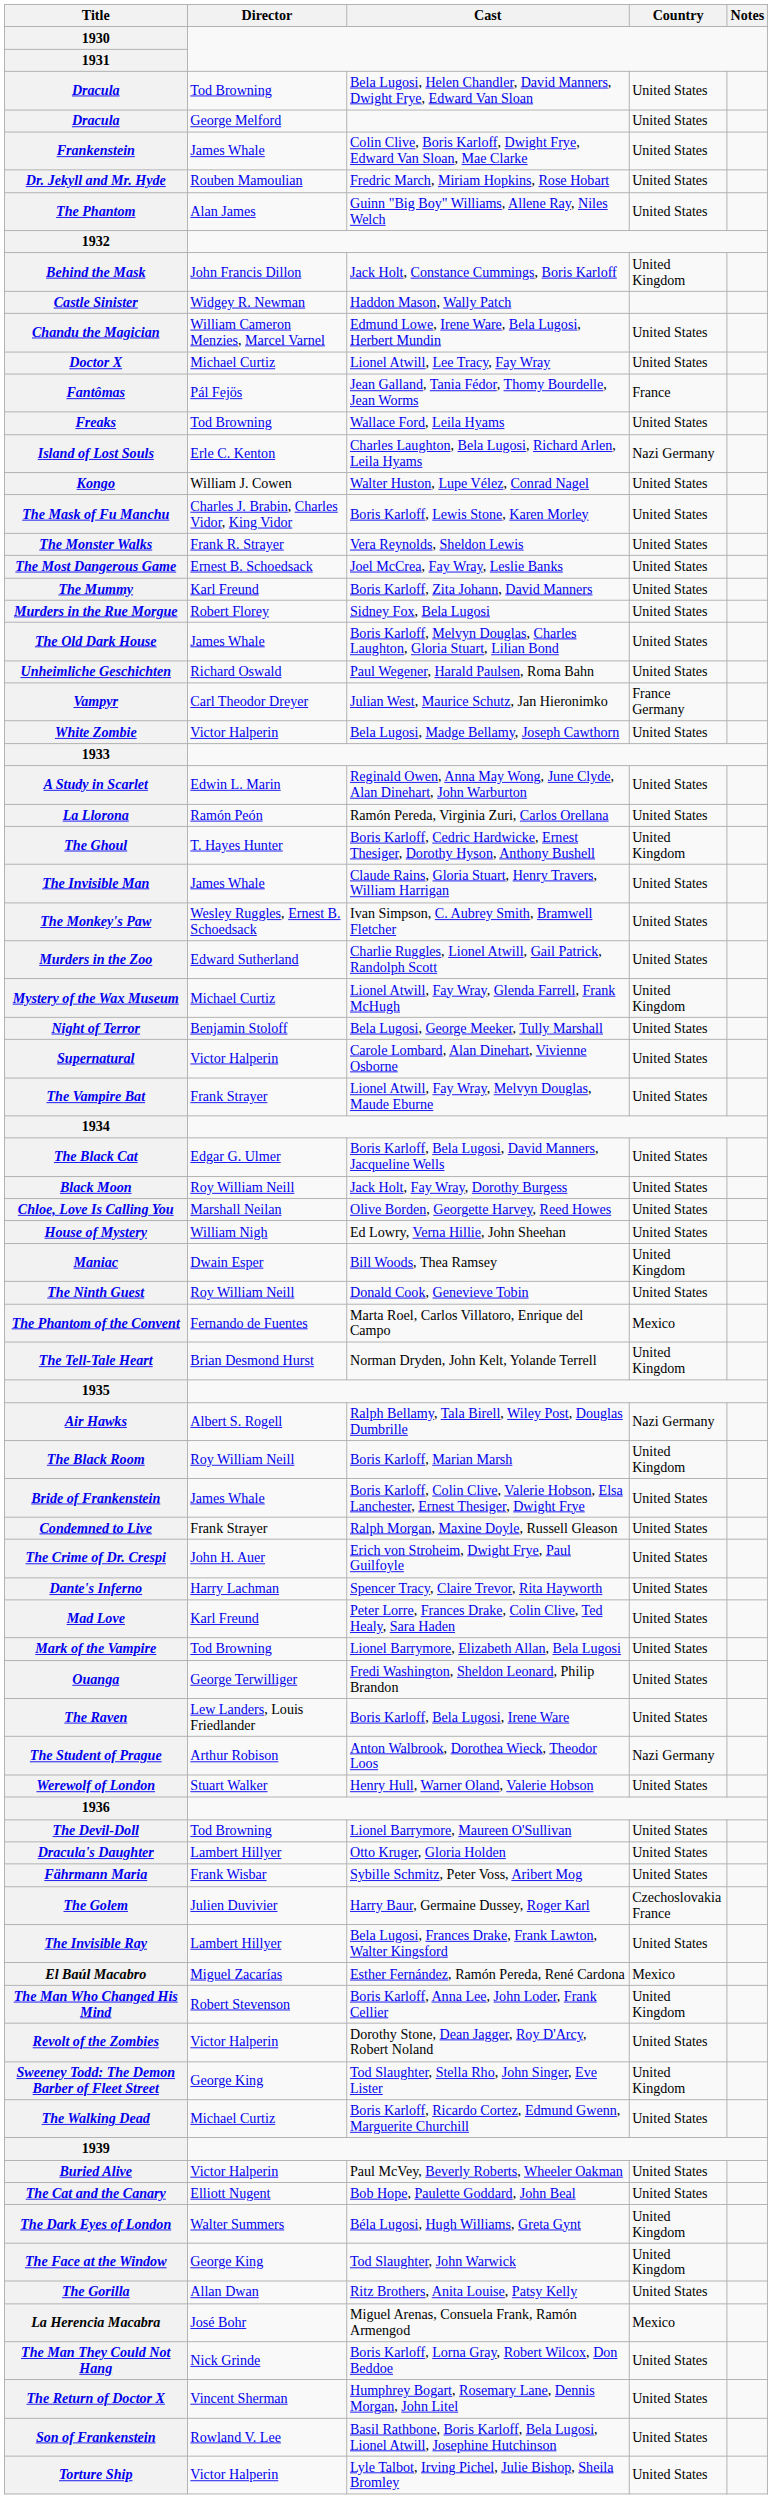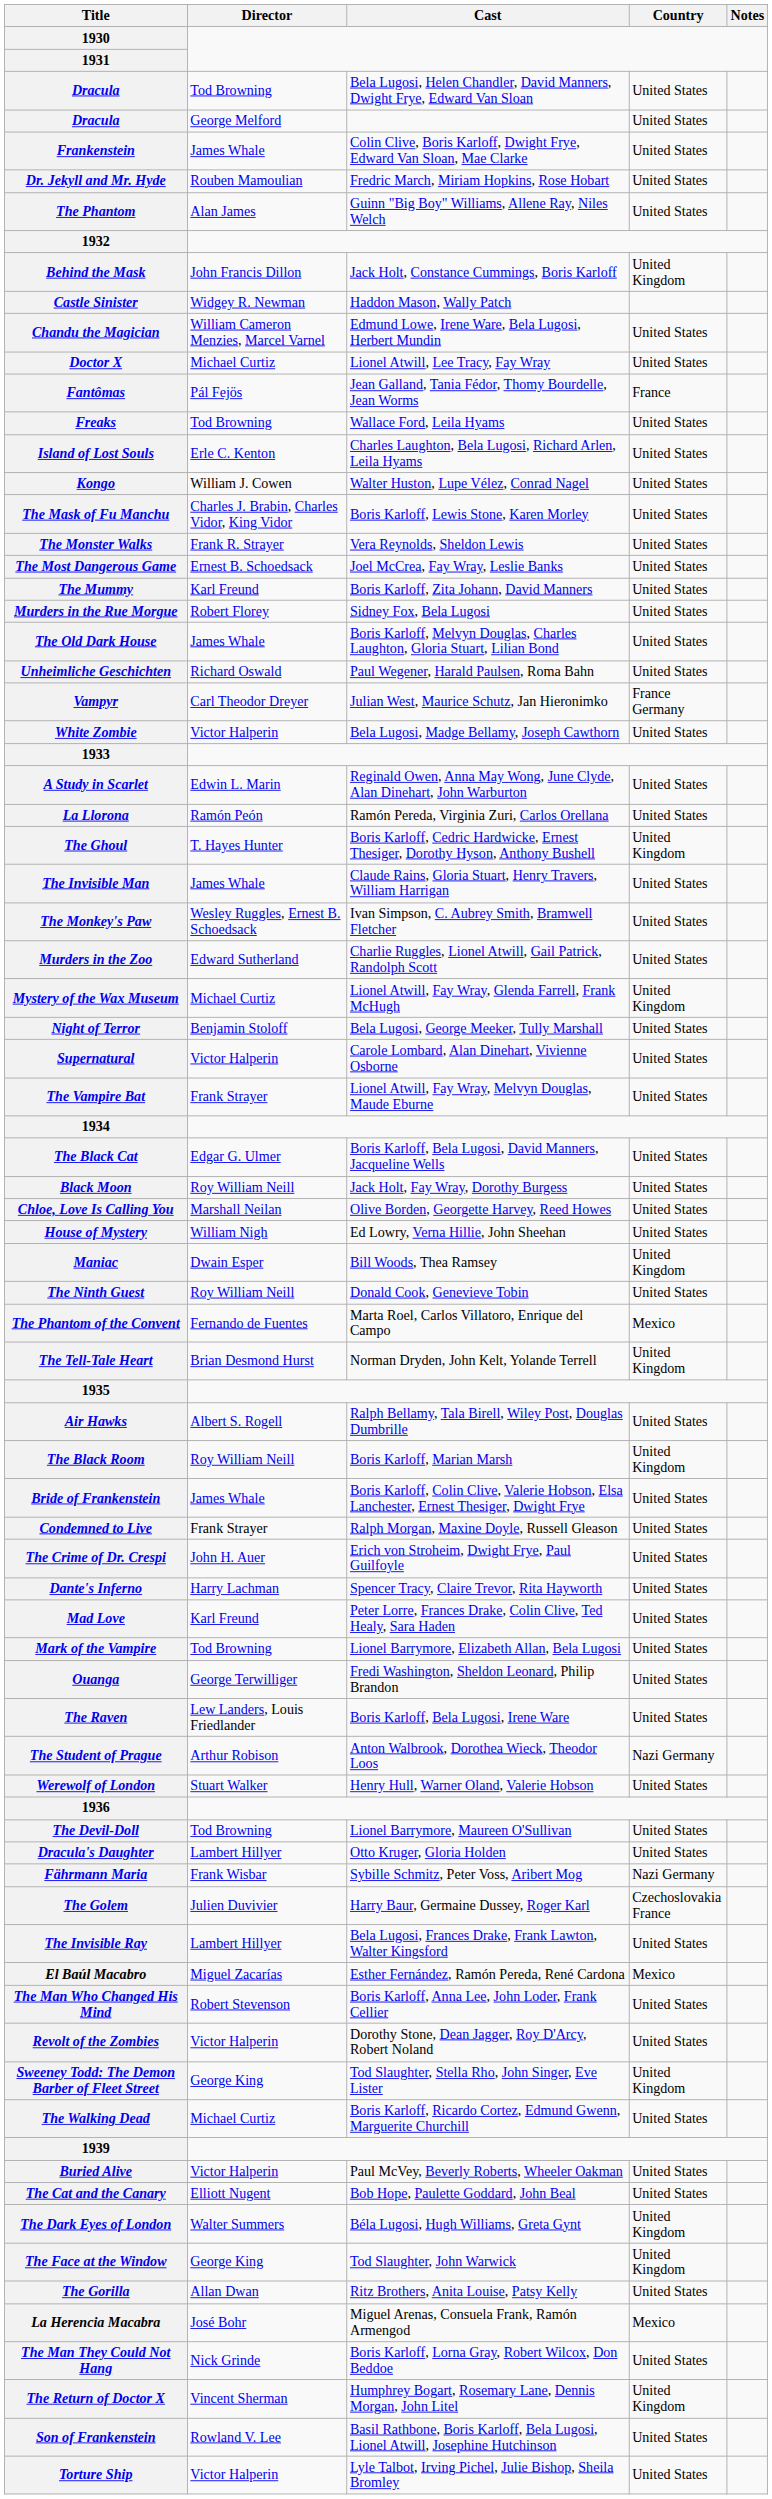(673, 453) Nazi Germany -> (670, 453) United States
(673, 1421) Nazi Germany -> (670, 1421) United States
(670, 1875) United States -> (673, 1875) Nazi Germany
(659, 2004) United Kingdom -> (670, 2004) United States
(670, 2398) United States -> (659, 2398) United Kingdom
